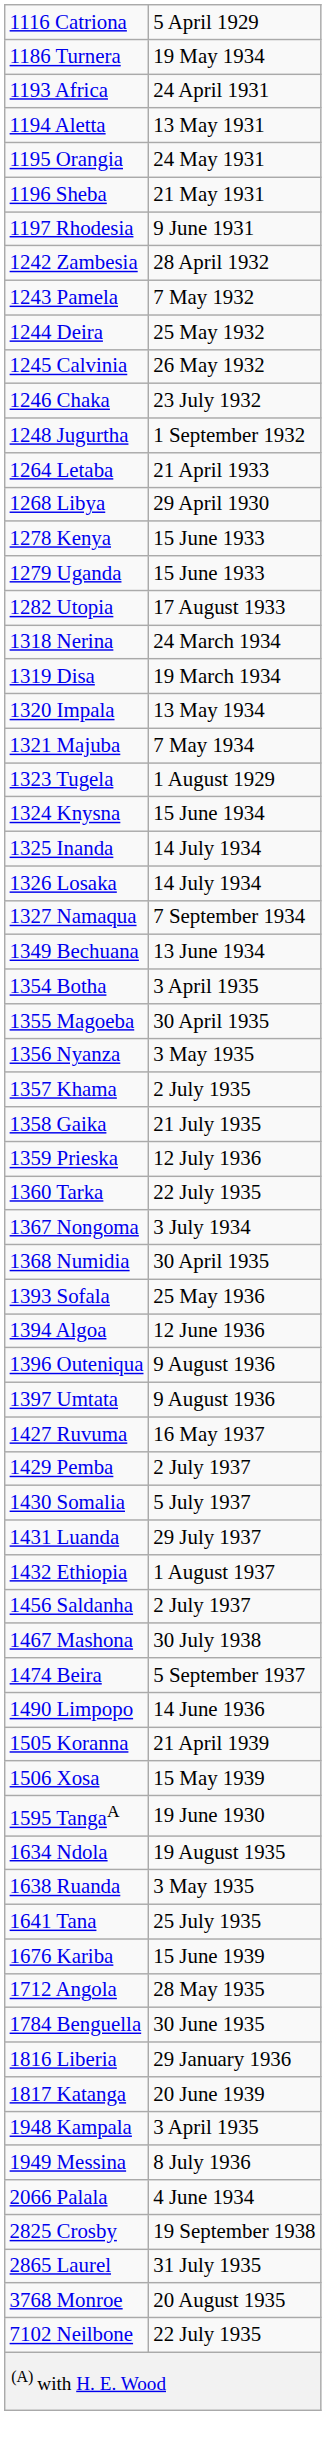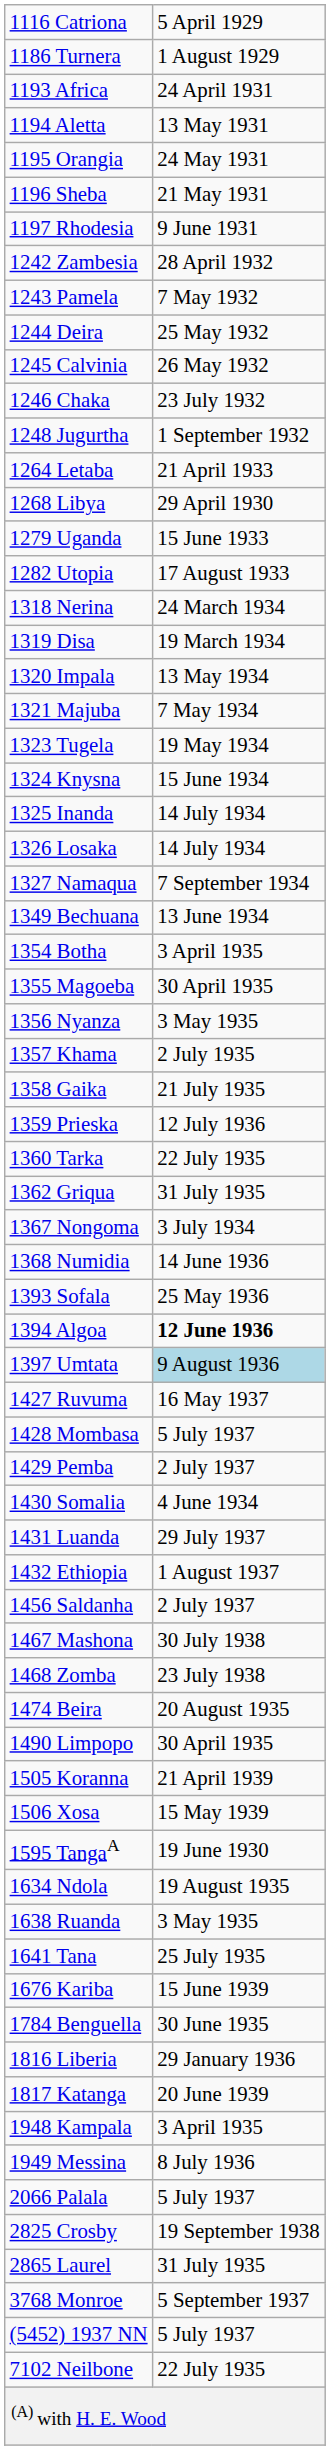(209, 56) 19 May 1934 -> (218, 56) 1 August 1929
- row: (60, 538)
(214, 779) 1 August 1929 -> (213, 745) 19 May 1934
+ row: (62, 1192)
(211, 1261) 30 April 1935 -> (213, 1261) 14 June 1936
(209, 1330) normal -> (215, 1330) bold
- row: (77, 1365)
(214, 1399) no background -> (218, 1365) lightblue background
+ row: (74, 1434)
(202, 1502) 5 July 1937 -> (208, 1502) 4 June 1934
+ row: (63, 1675)
(229, 1675) 5 September 1937 -> (223, 1709) 20 August 1935
(209, 1709) 14 June 1936 -> (215, 1743) 30 April 1935
- row: (63, 1990)
(204, 2197) 4 June 1934 -> (206, 2197) 5 July 1937
(219, 2300) 20 August 1935 -> (233, 2300) 5 September 1937
+ row: (79, 2334)
